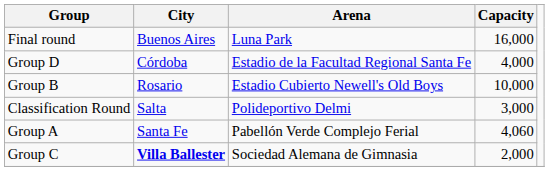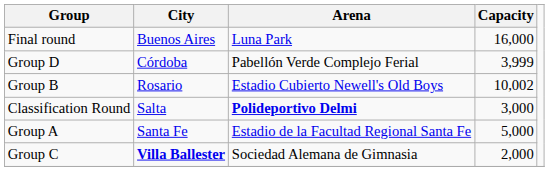(351, 62) Estadio de la Facultad Regional Santa Fe -> (325, 62) Pabellón Verde Complejo Ferial
(517, 62) 4,000 -> (517, 62) 3,999
(514, 85) 10,000 -> (514, 85) 10,002
(291, 108) normal -> (294, 108) bold
(325, 131) Pabellón Verde Complejo Ferial -> (351, 131) Estadio de la Facultad Regional Santa Fe
(517, 131) 4,060 -> (517, 131) 5,000
